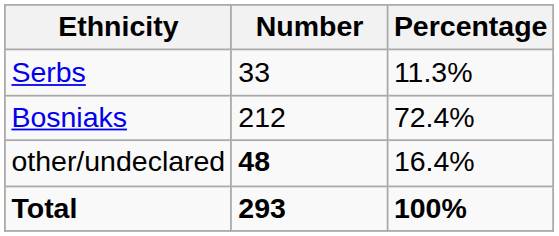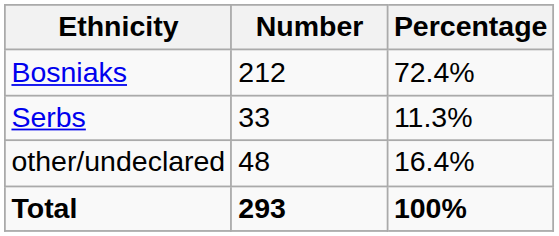rows swapped: (69, 117) <-> (49, 72)
(254, 162) bold -> (254, 162) normal
